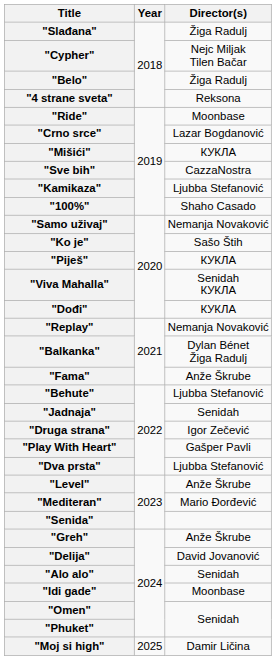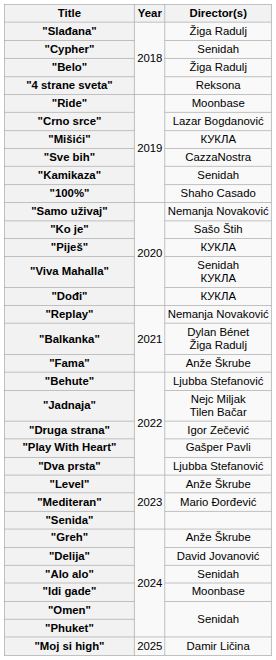(218, 55) Nejc Miljak Tilen Bačar -> (218, 49) Senidah
(218, 188) Ljubba Stefanović -> (218, 175) Senidah
(218, 412) Senidah -> (218, 405) Nejc Miljak Tilen Bačar
